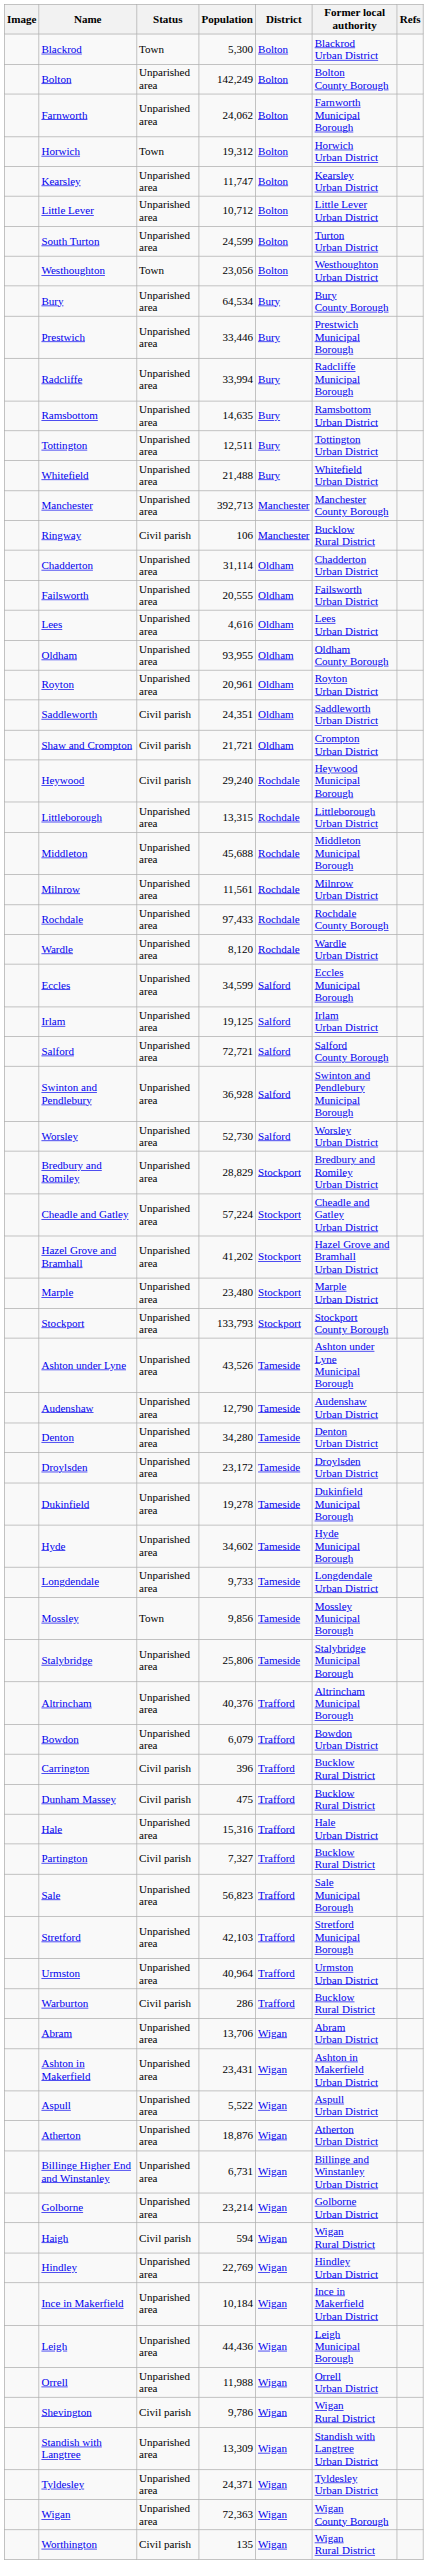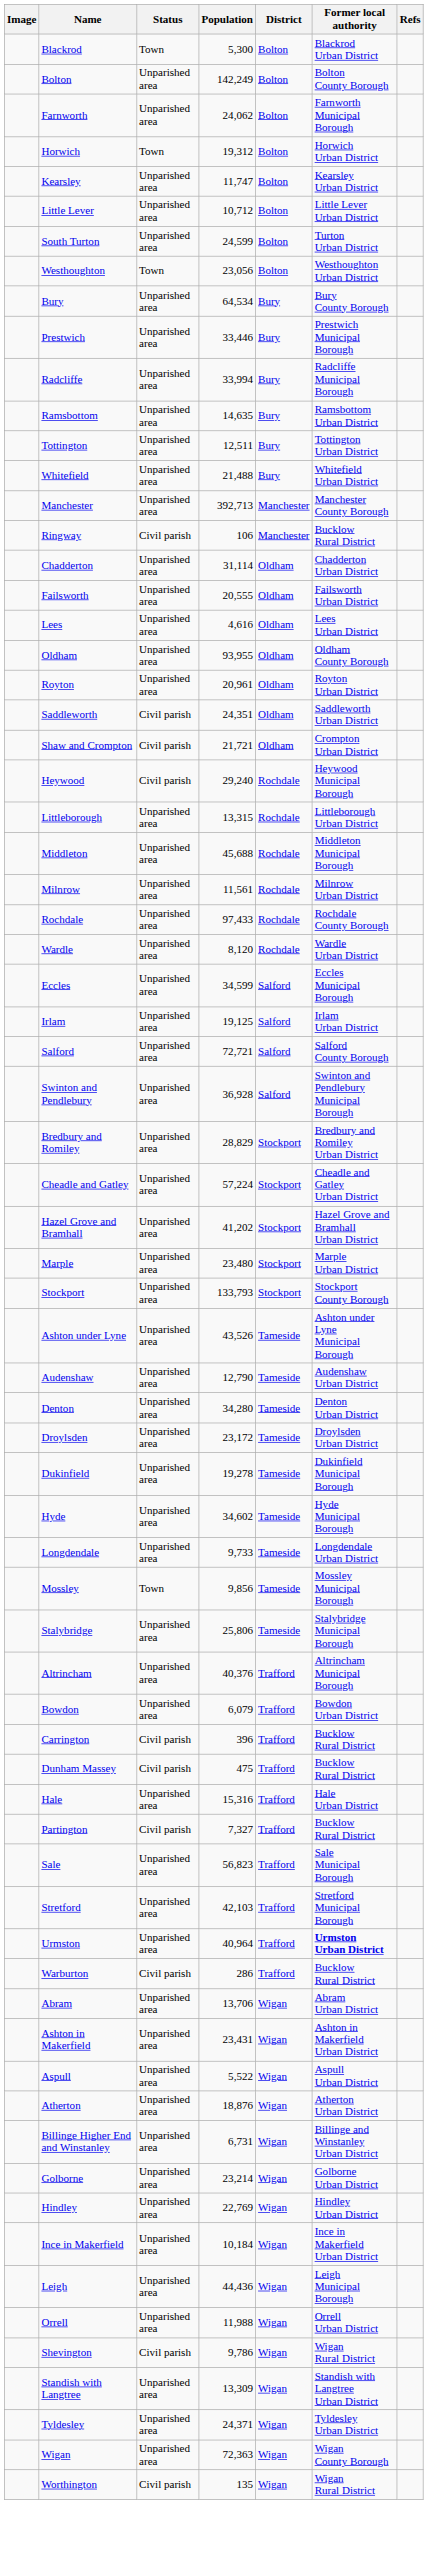- row: (60, 1136)
(346, 1973) normal -> (349, 1943) bold
- row: (55, 2238)
